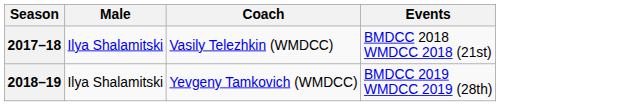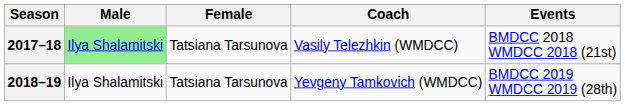+ column: (229, 15)
(115, 44) no background -> (115, 44) lightgreen background
